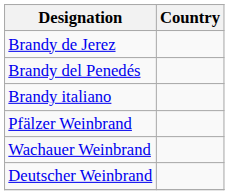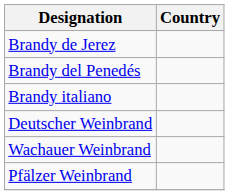rows swapped: (80, 176) <-> (70, 123)
